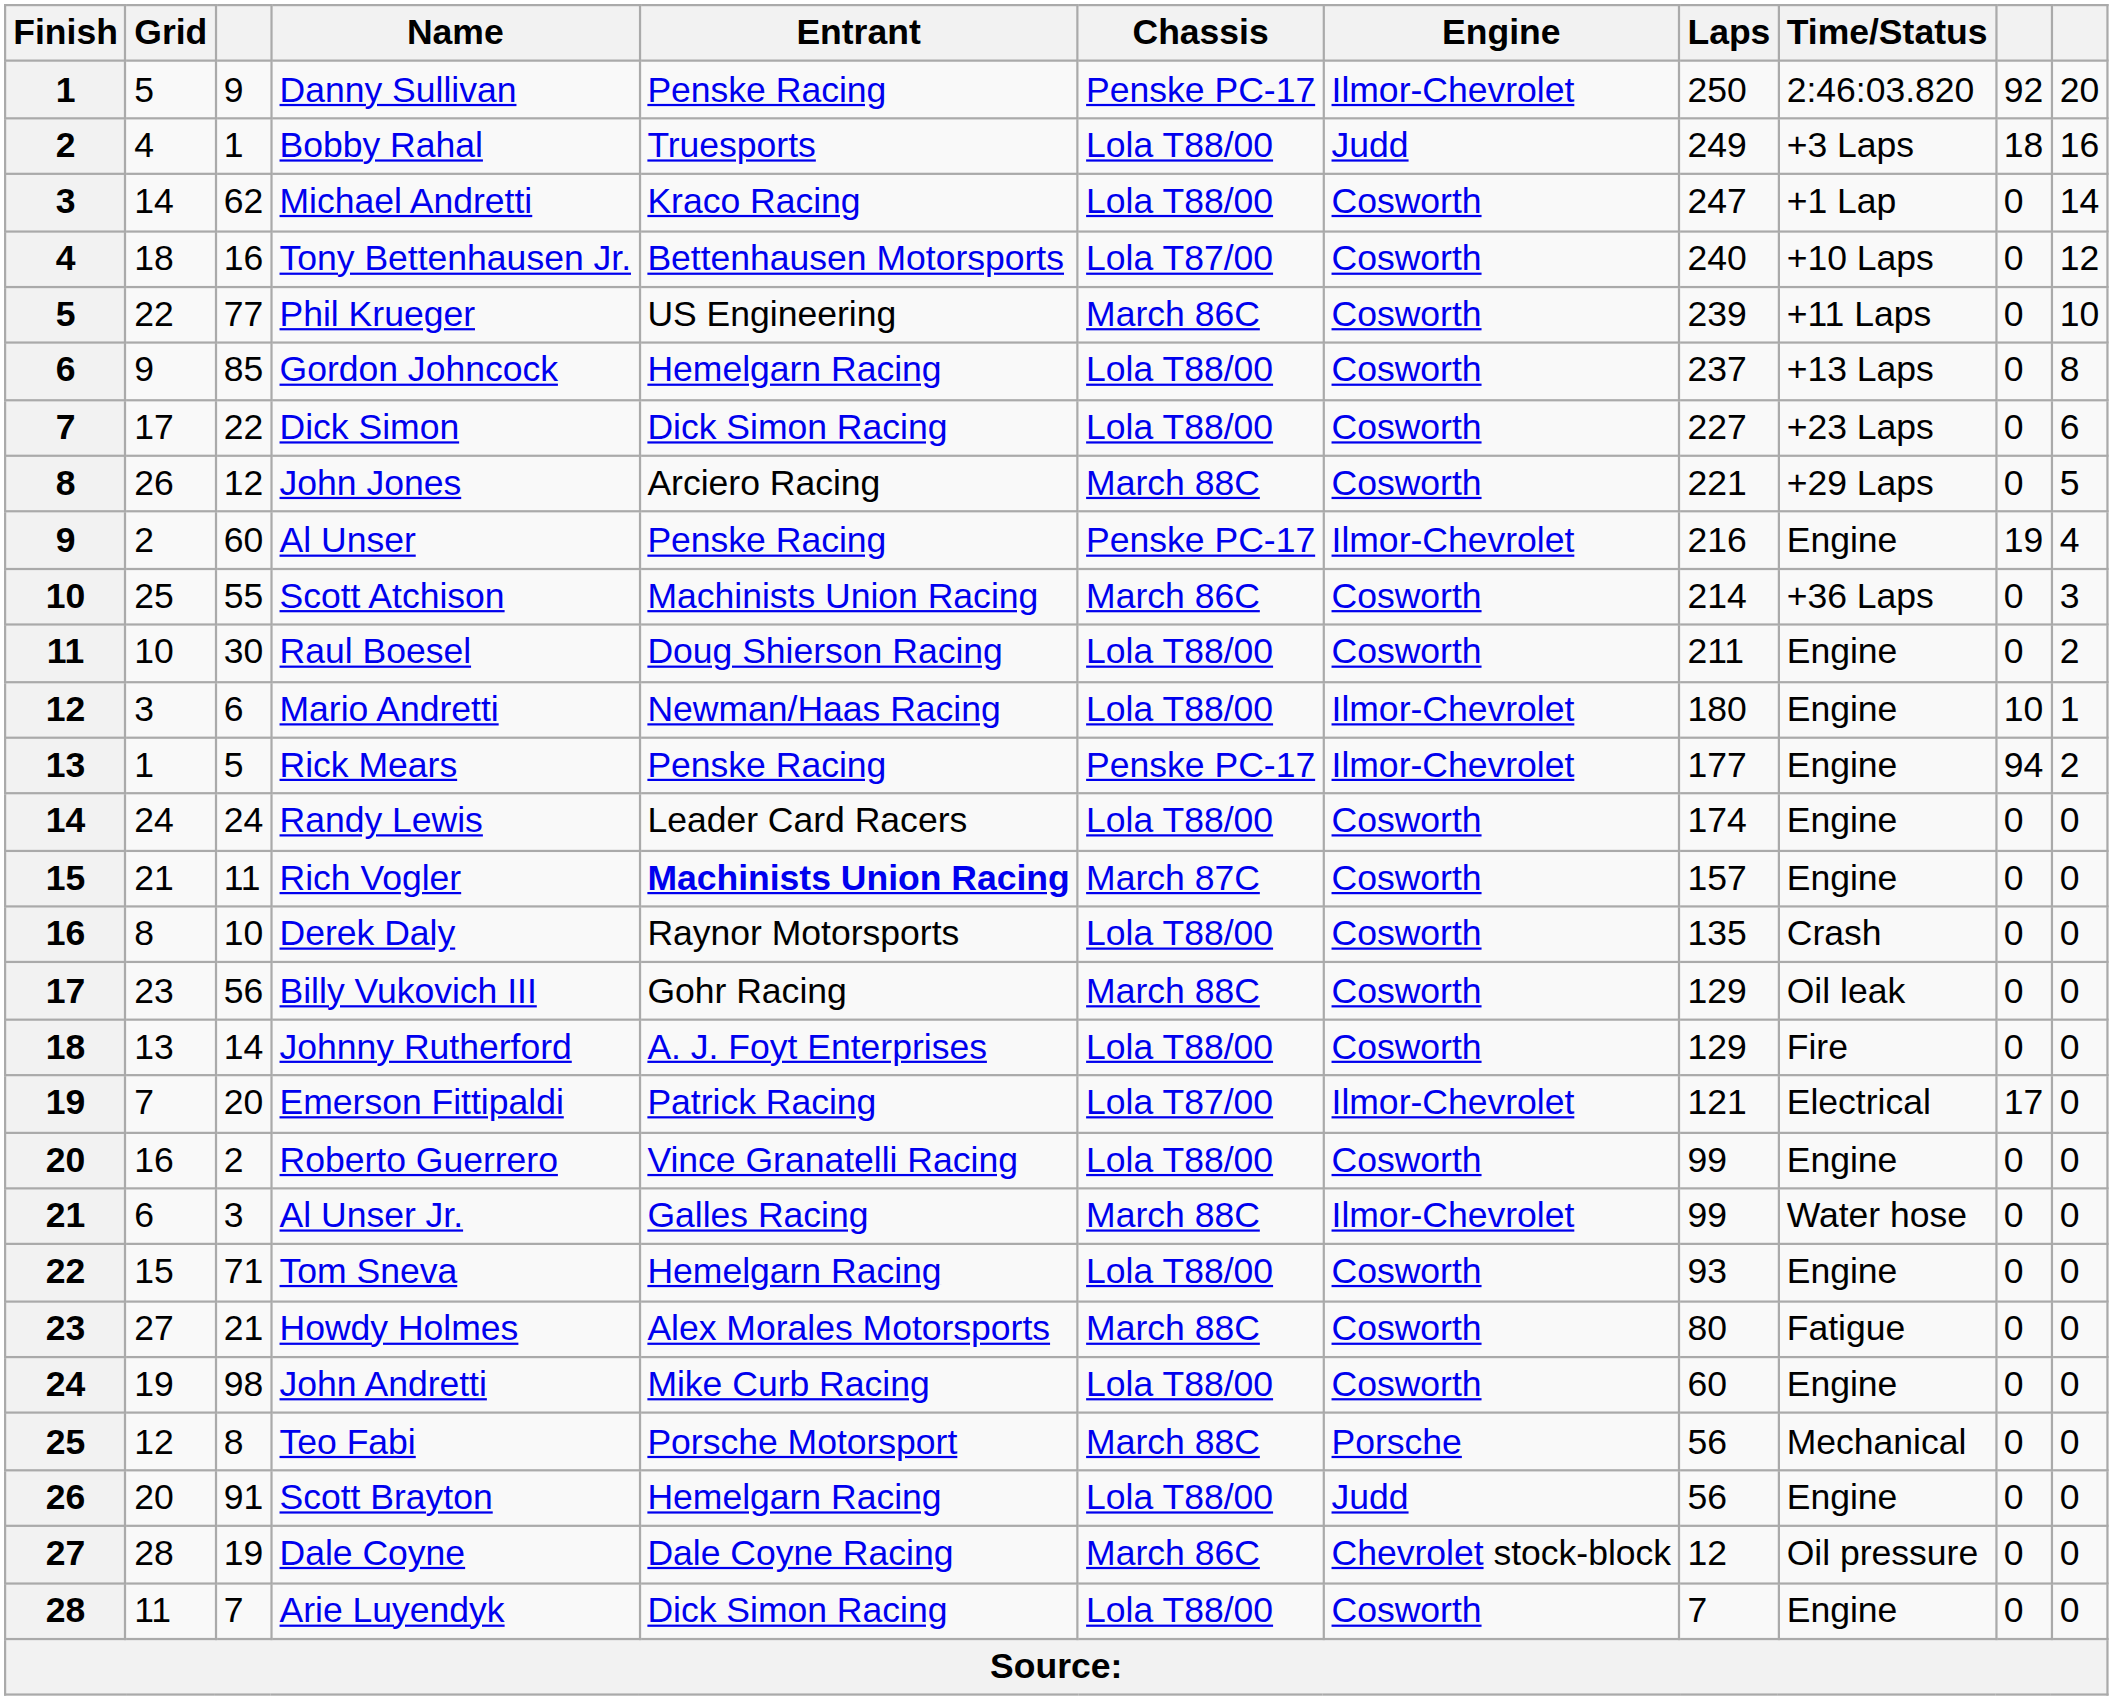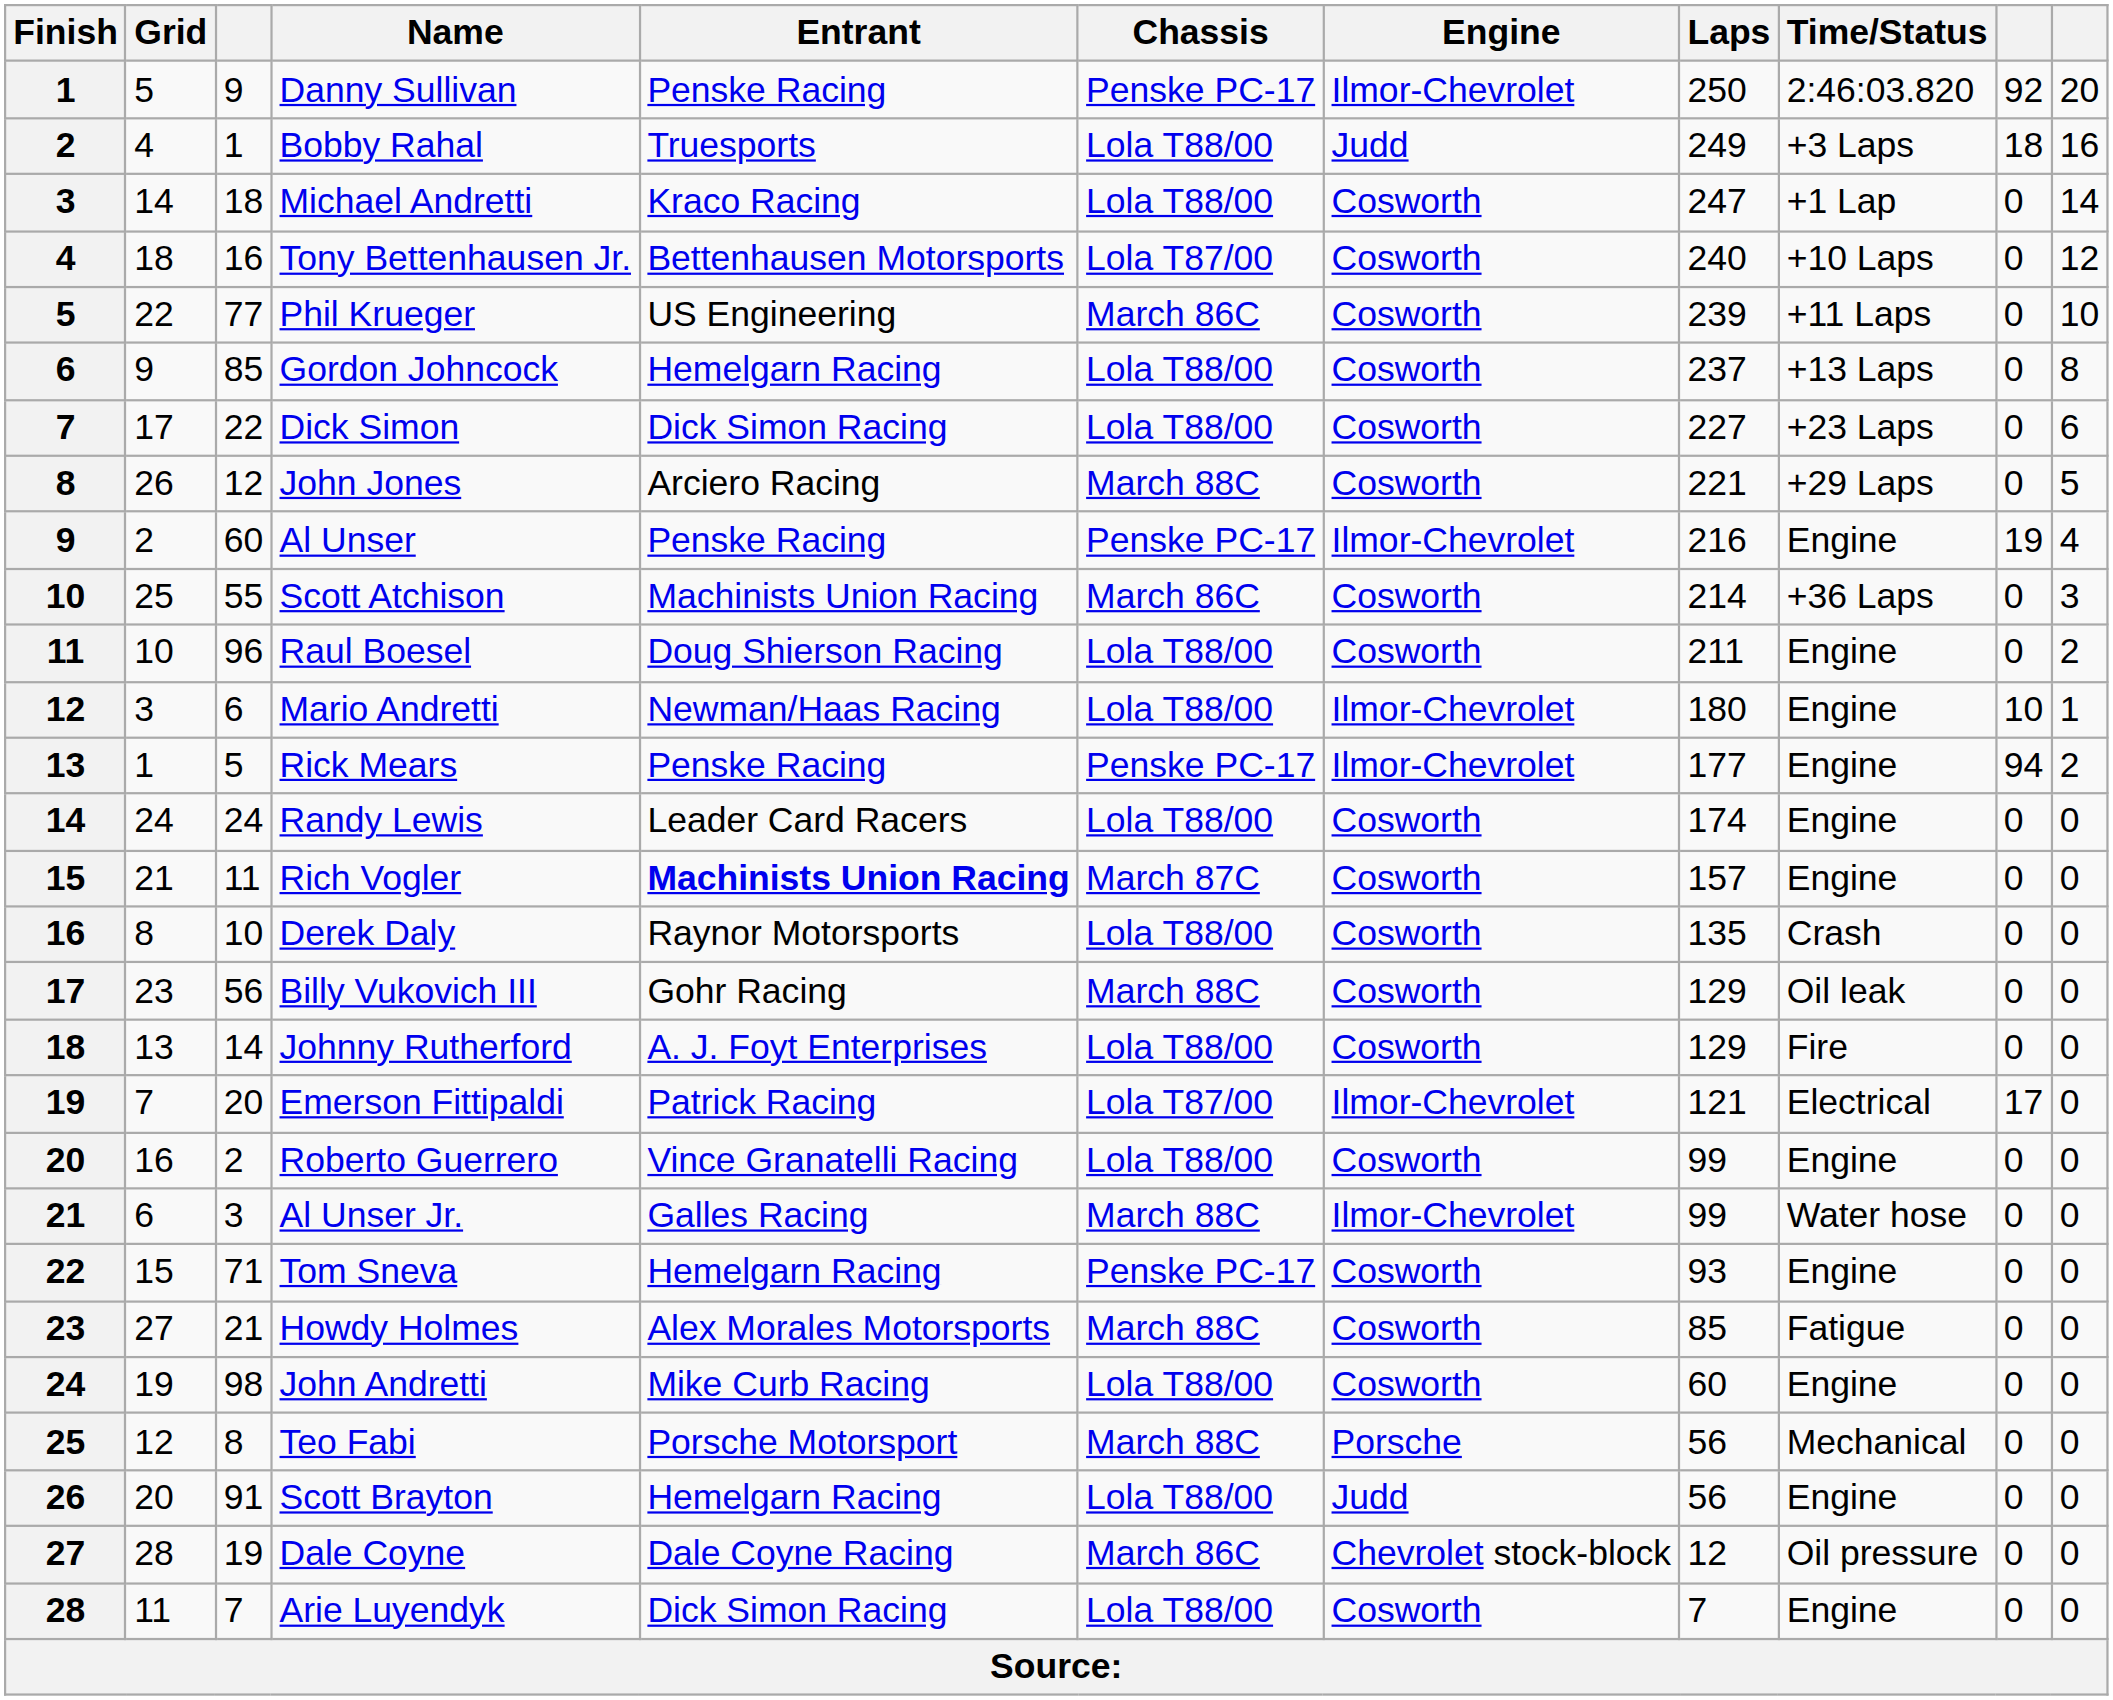(243, 201) 62 -> (243, 201) 18
(243, 652) 30 -> (243, 652) 96
(1180, 1271) Lola T88/00 -> (1201, 1271) Penske PC-17
(1707, 1328) 80 -> (1707, 1328) 85
